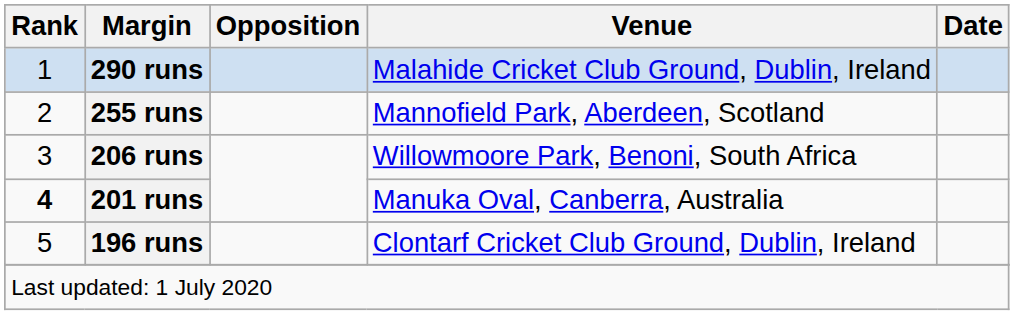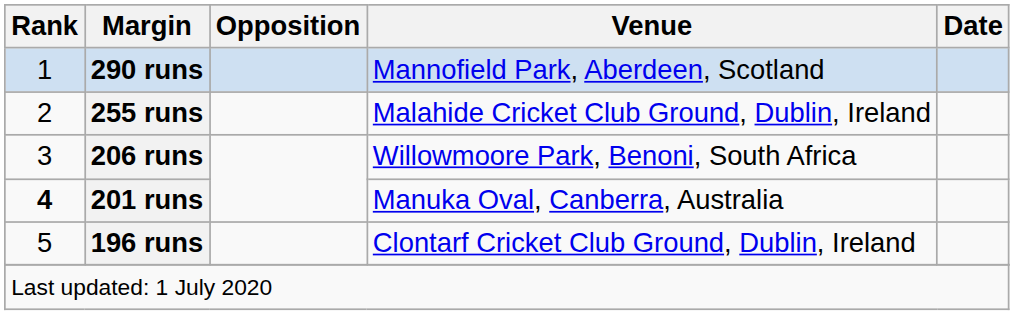(652, 69) Malahide Cricket Club Ground, Dublin, Ireland -> (599, 69) Mannofield Park, Aberdeen, Scotland
(599, 112) Mannofield Park, Aberdeen, Scotland -> (652, 112) Malahide Cricket Club Ground, Dublin, Ireland
